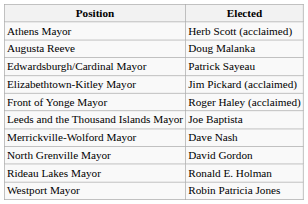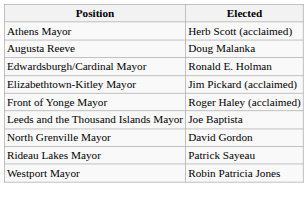(222, 66) Patrick Sayeau -> (230, 66) Ronald E. Holman
- row: (72, 137)
(230, 173) Ronald E. Holman -> (222, 155) Patrick Sayeau
